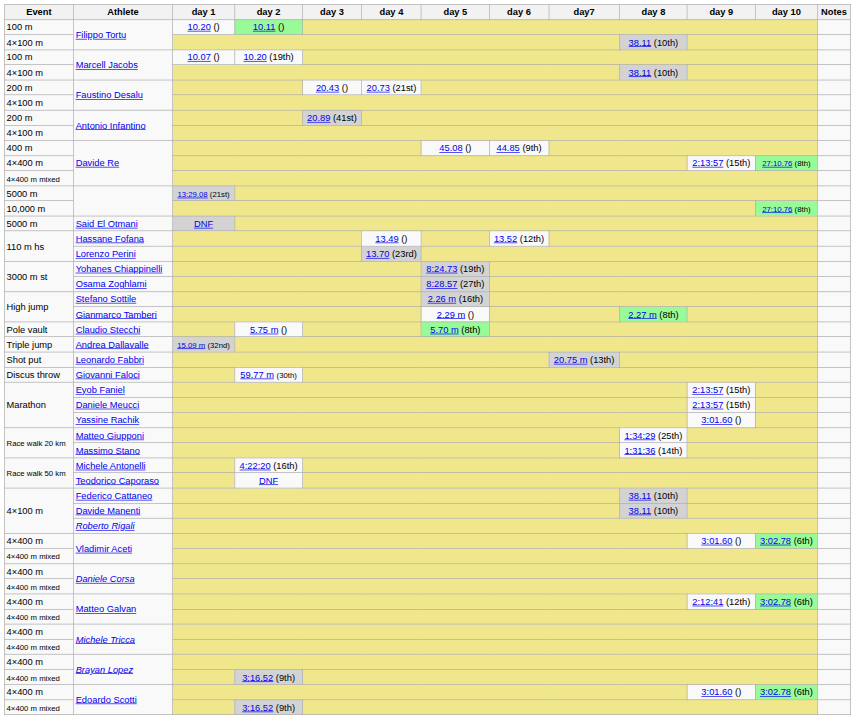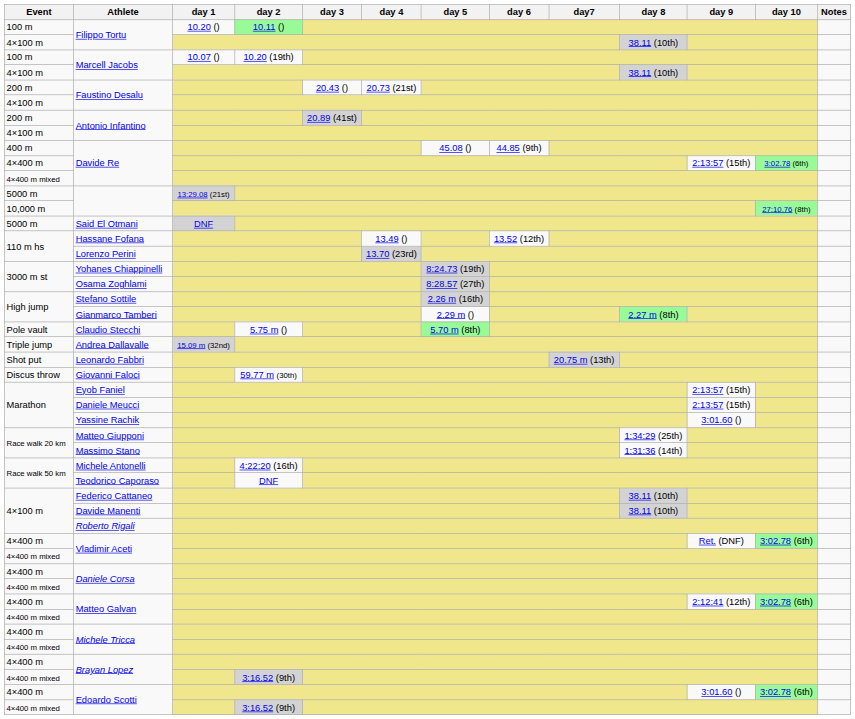(786, 163) 27:10.76 (8th) -> (786, 163) 3:02.78 (6th)
(721, 541) 3:01.60 () -> (721, 541) Ret. (DNF)
